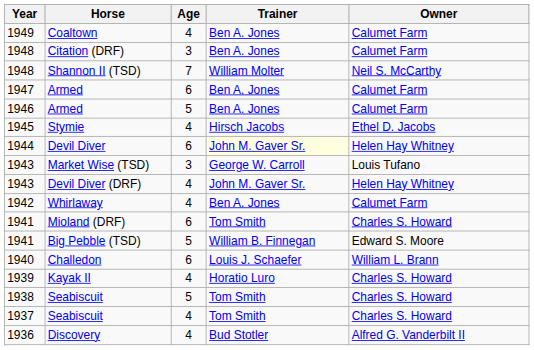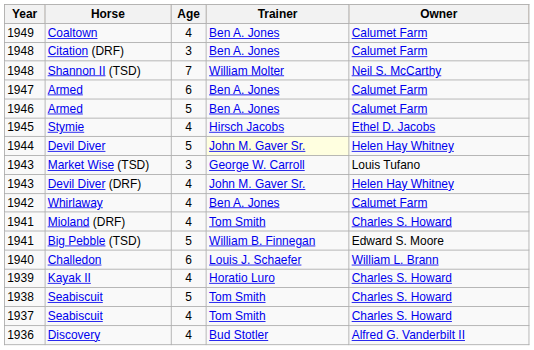(189, 146) 6 -> (189, 146) 5
(189, 222) 6 -> (189, 222) 4
